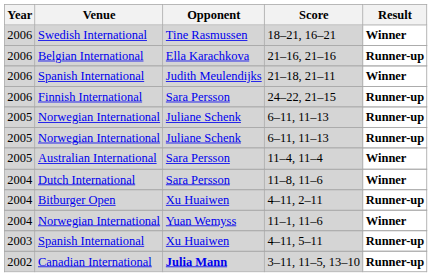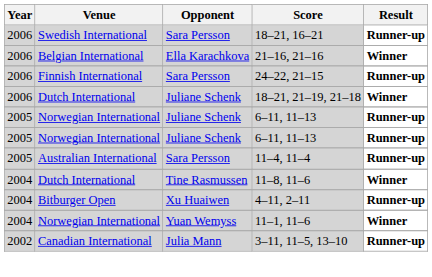(207, 35) Tine Rasmussen -> (198, 35) Sara Persson
(386, 35) Winner -> (396, 35) Runner-up
(395, 56) Runner-up -> (387, 56) Winner
- row: (91, 76)
+ row: (87, 97)
(386, 158) Winner -> (396, 158) Runner-up
(198, 179) Sara Persson -> (207, 179) Tine Rasmussen
- row: (91, 241)
(197, 261) bold -> (194, 241) normal
